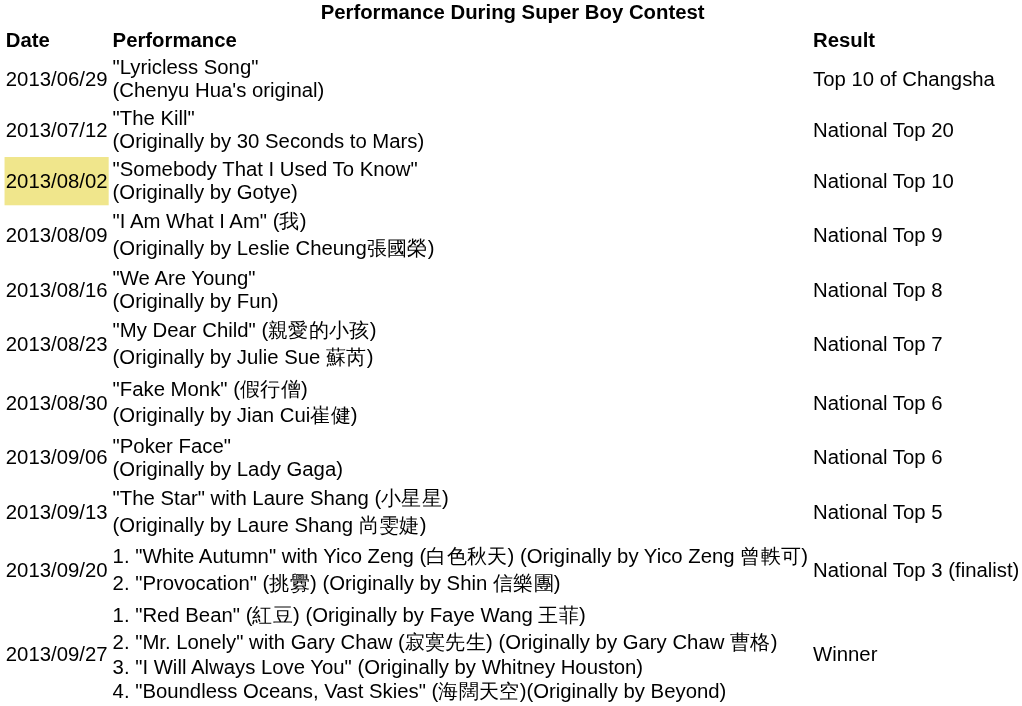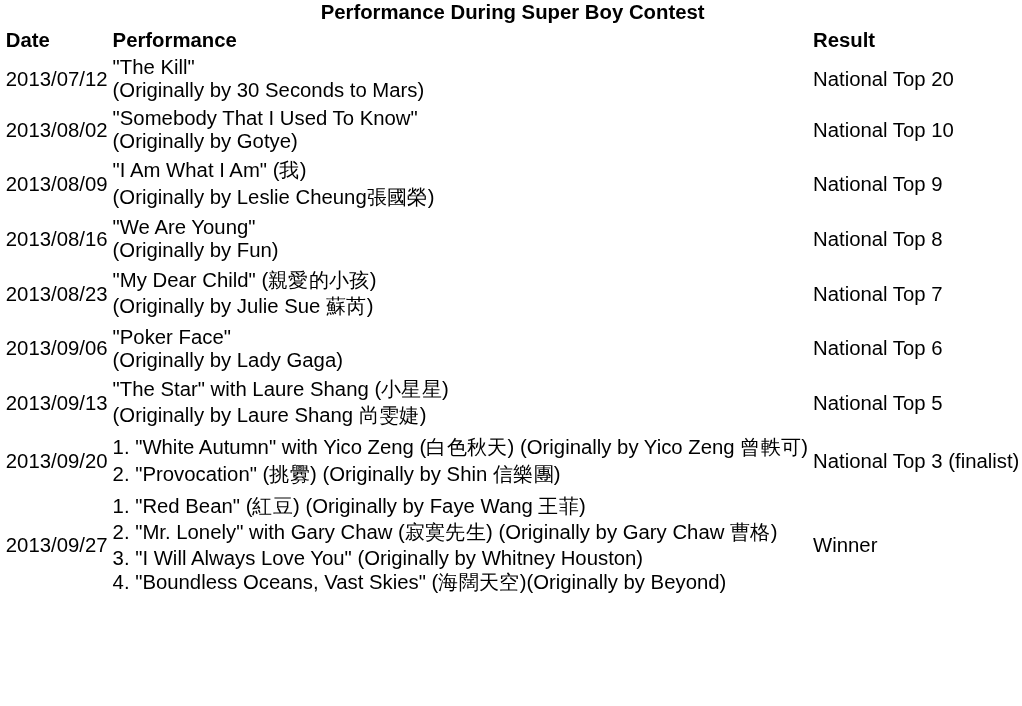- row: (218, 79)
(57, 181) khaki background -> (57, 130) no background
- row: (235, 402)
